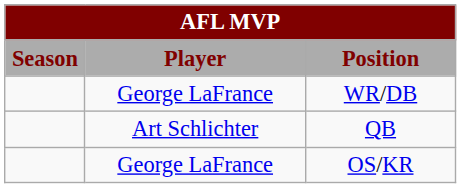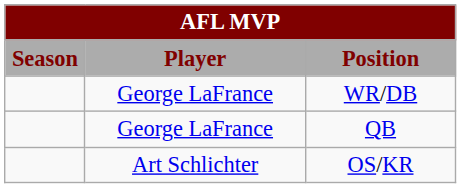(195, 128) Art Schlichter -> (195, 128) George LaFrance
(195, 164) George LaFrance -> (195, 164) Art Schlichter
